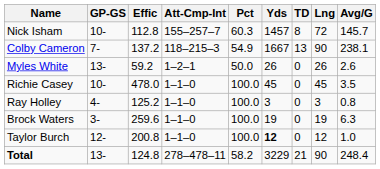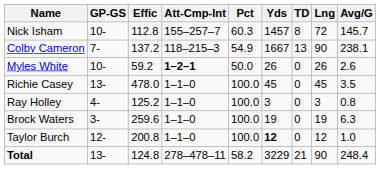(98, 66) 13- -> (98, 66) 10-
(180, 66) normal -> (180, 66) bold
(98, 84) 10- -> (98, 84) 13-
